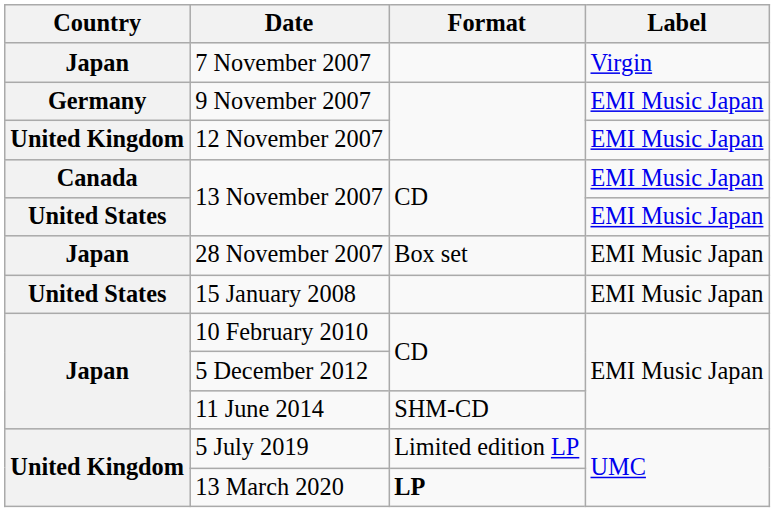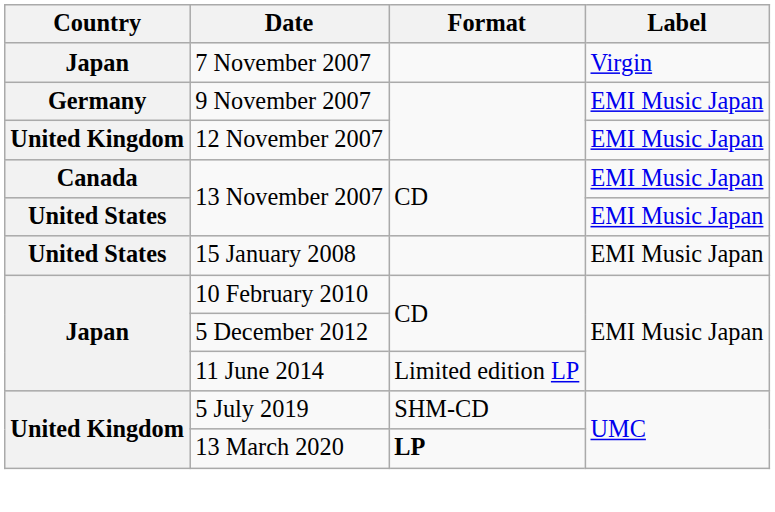- row: (97, 255)
(442, 409) SHM-CD -> (487, 370) Limited edition LP
(487, 448) Limited edition LP -> (442, 409) SHM-CD
